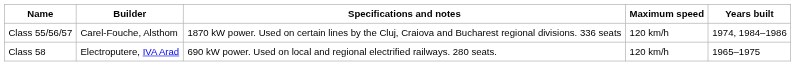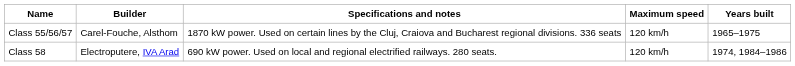(749, 33) 1974, 1984–1986 -> (736, 33) 1965–1975
(736, 52) 1965–1975 -> (749, 52) 1974, 1984–1986
